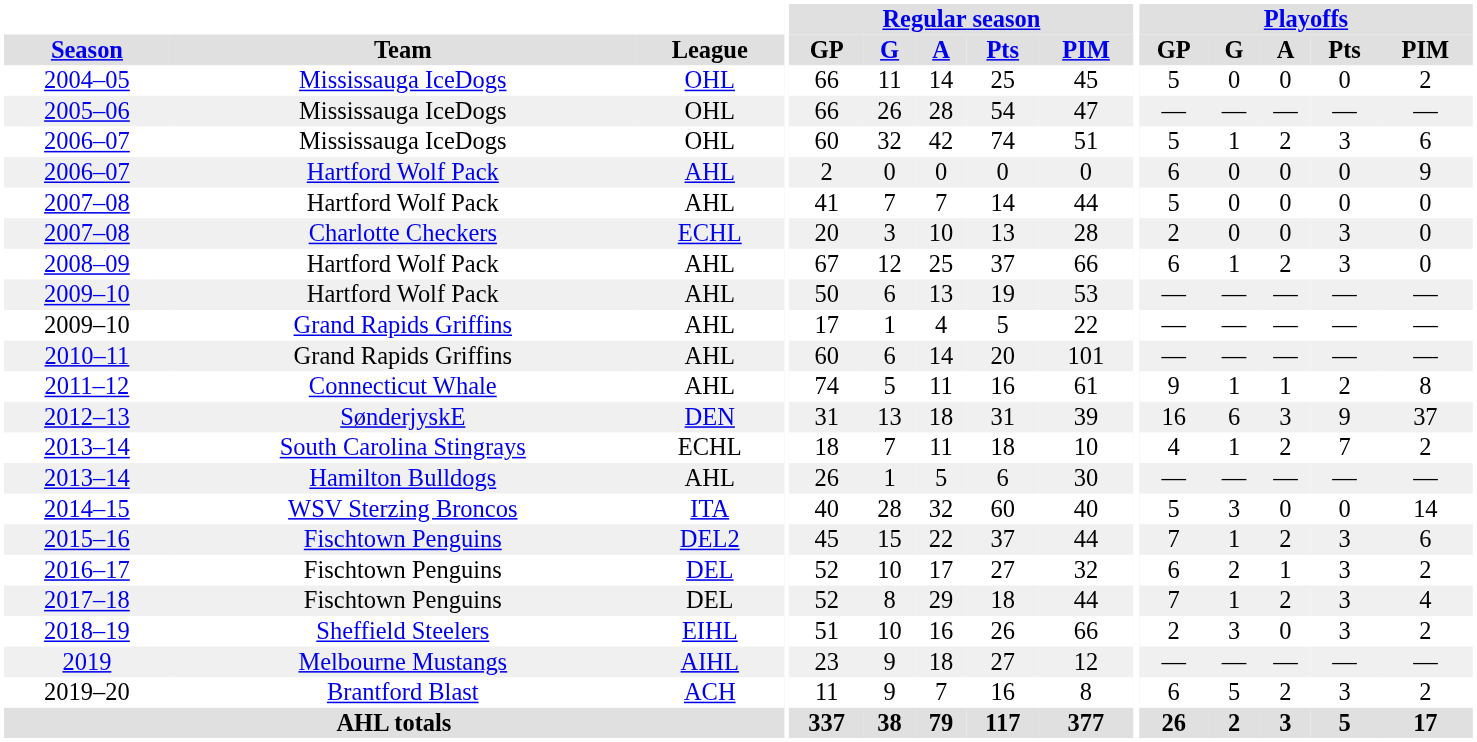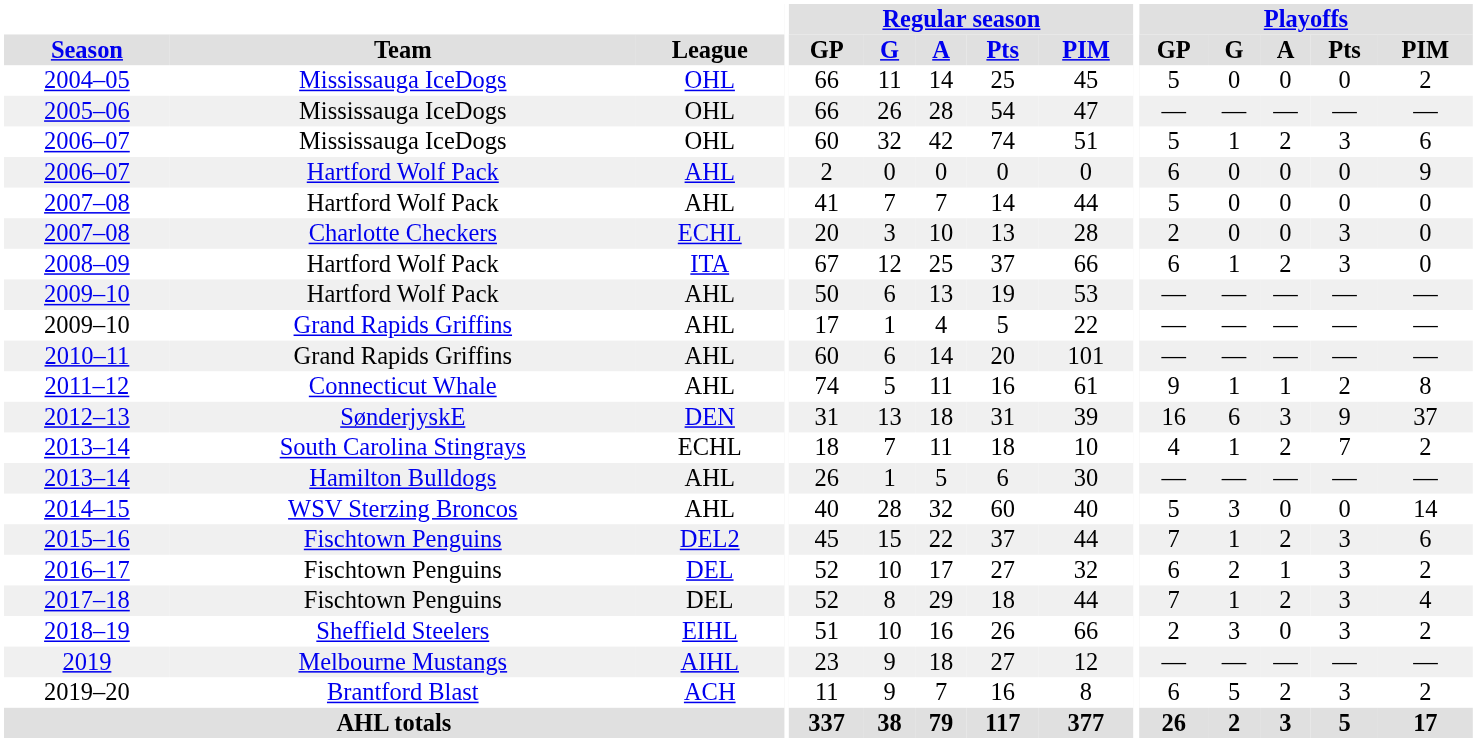(710, 263) AHL -> (710, 263) ITA
(710, 508) ITA -> (710, 508) AHL
